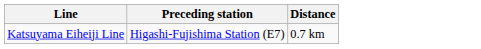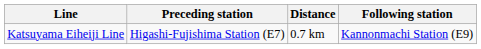+ column: (407, 14)
